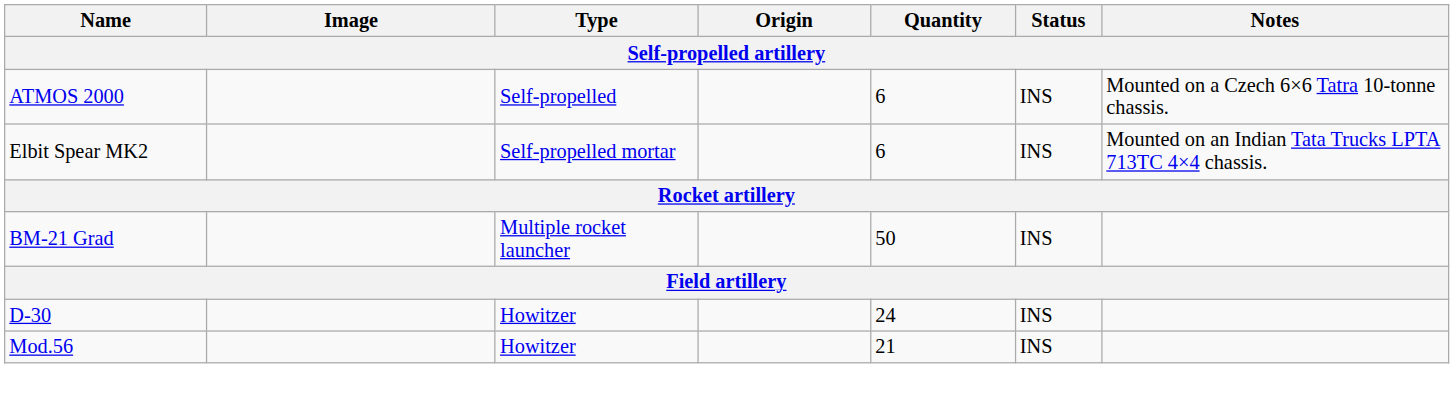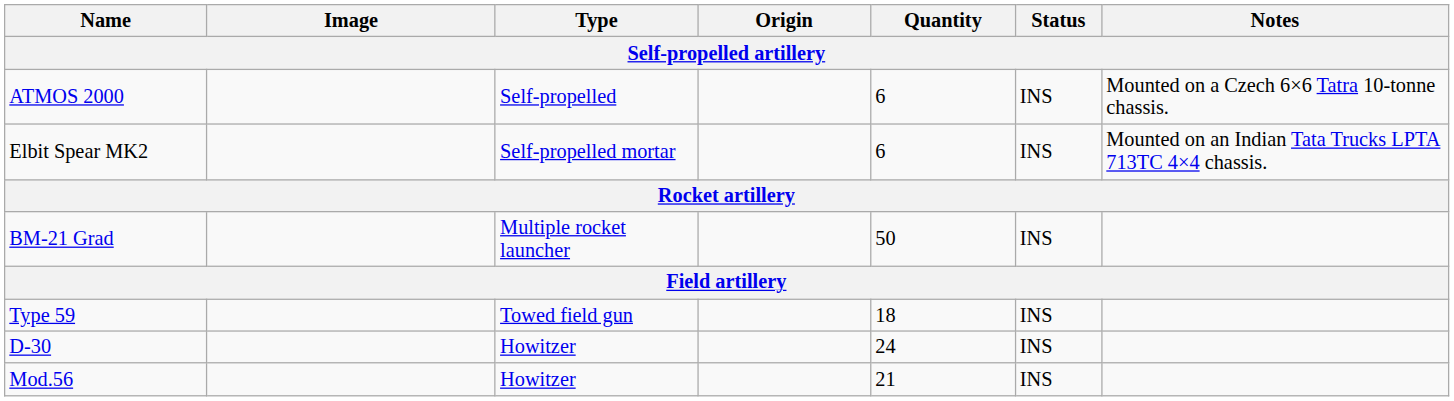+ row: (42, 314)
